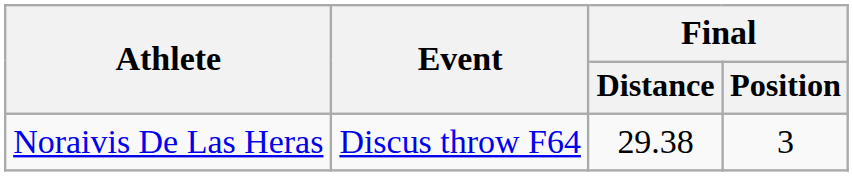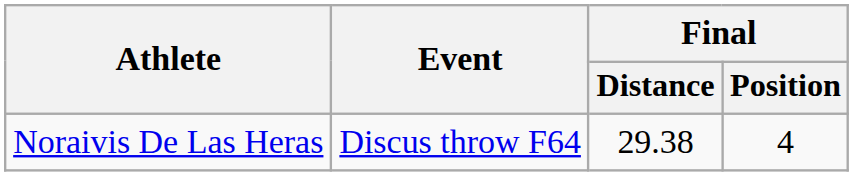(785, 141) 3 -> (785, 141) 4
